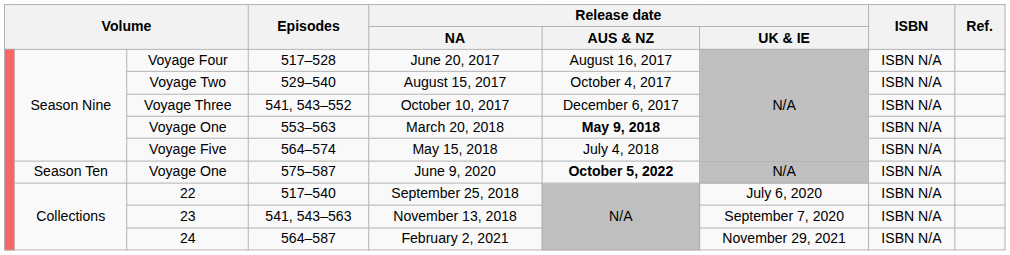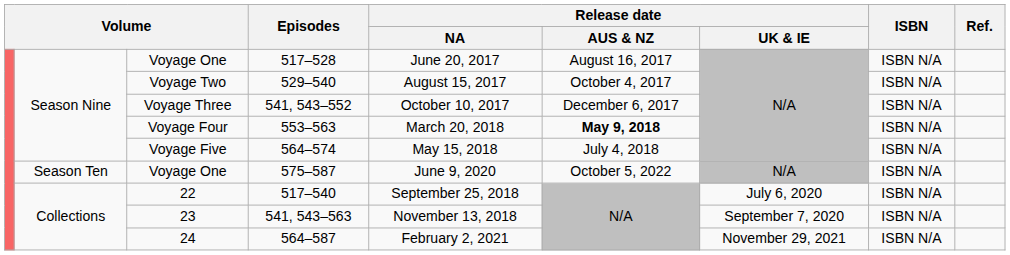(188, 60) Voyage Four -> (188, 60) Voyage One
(188, 127) Voyage One -> (188, 127) Voyage Four
(621, 171) bold -> (621, 171) normal
